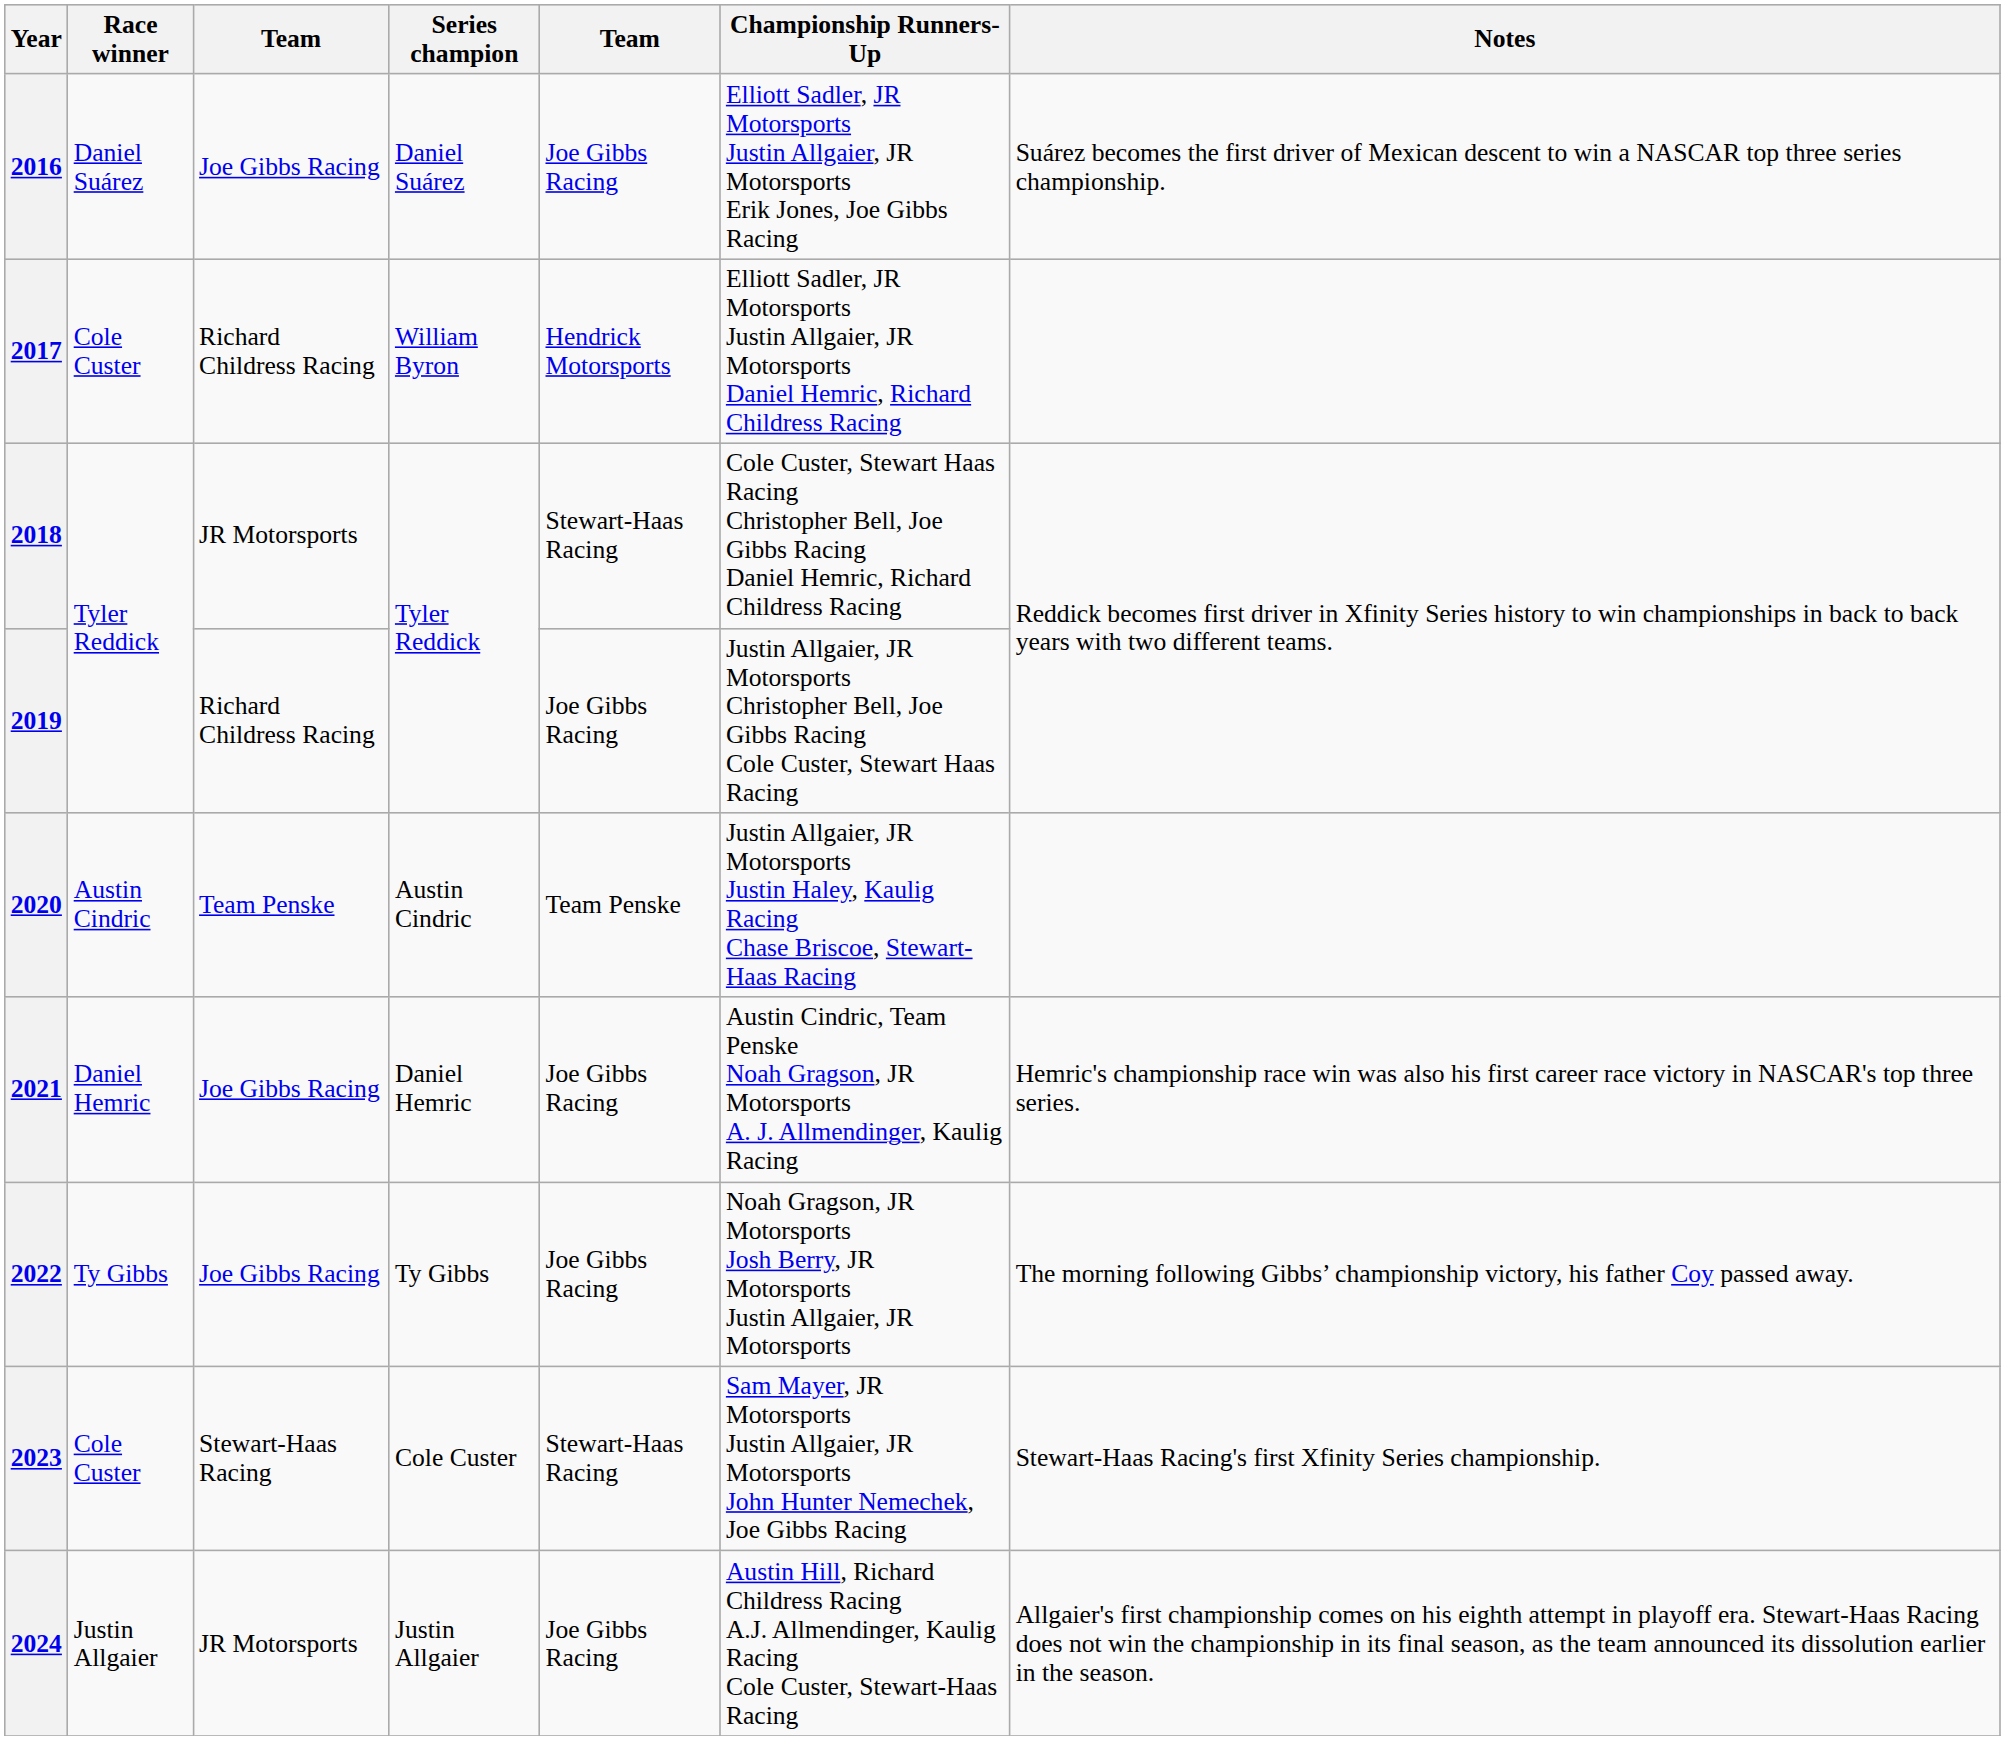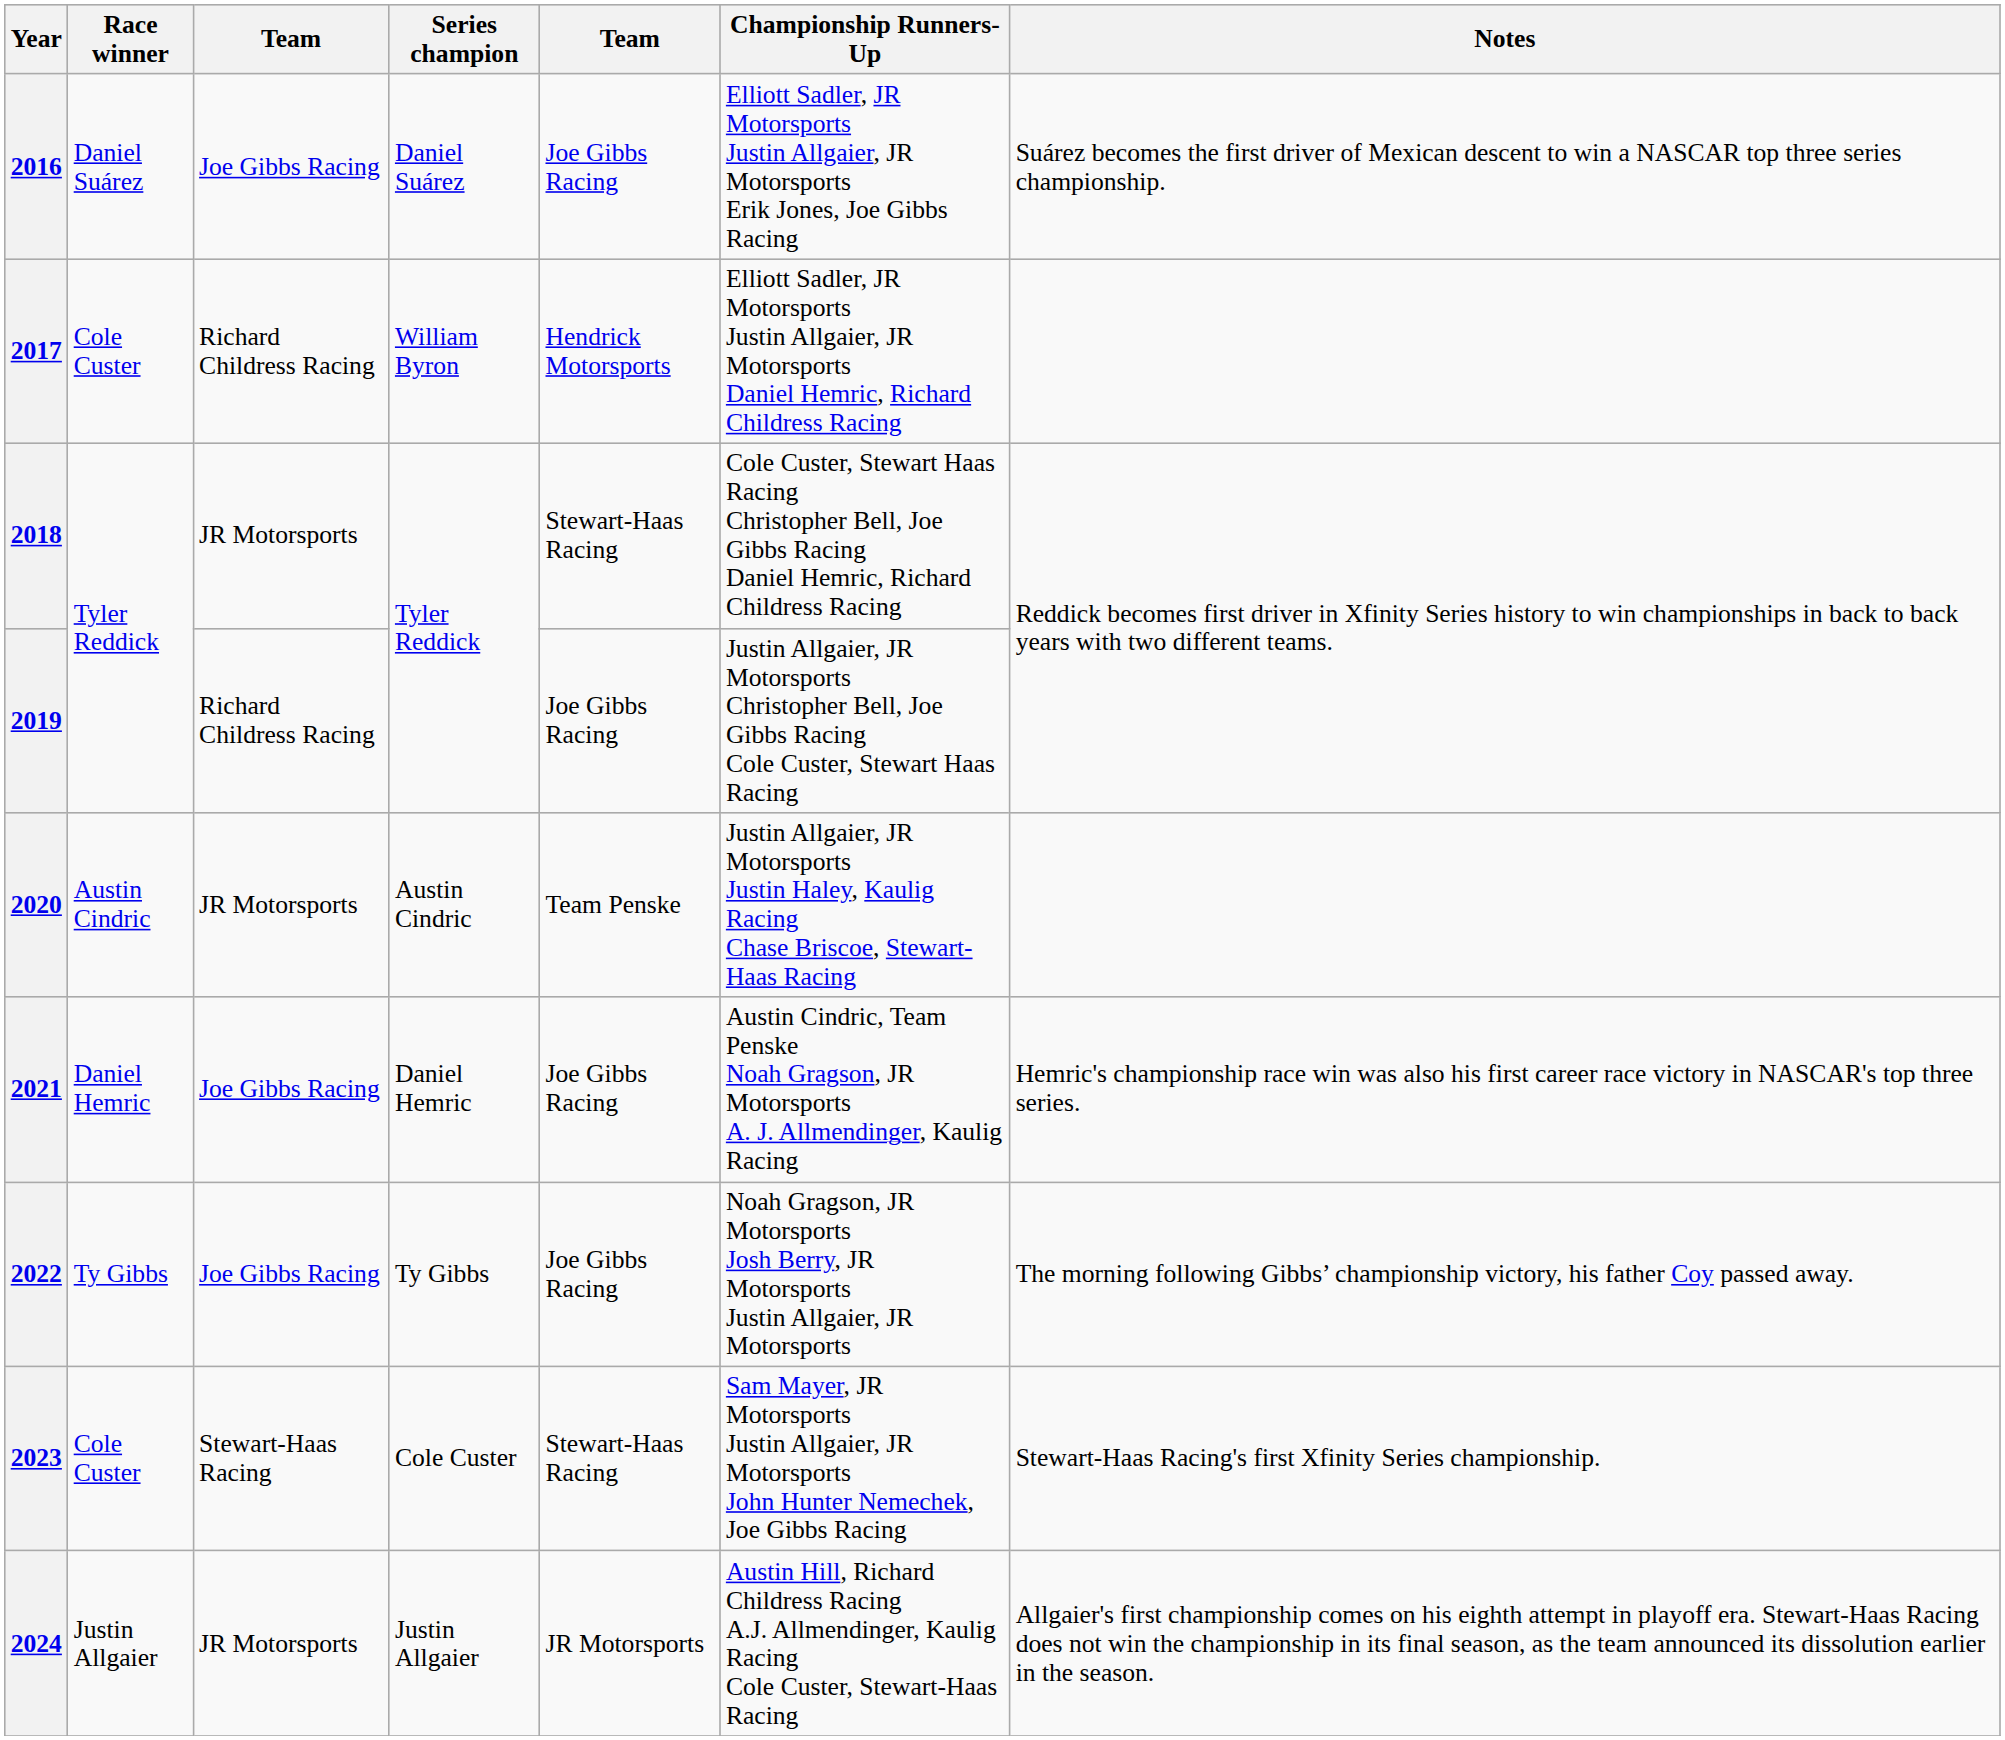(267, 904) Team Penske -> (278, 904) JR Motorsports
(596, 1642) Joe Gibbs Racing -> (625, 1642) JR Motorsports
